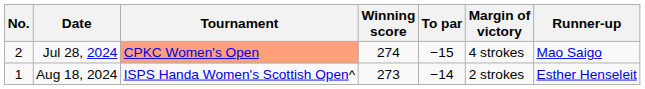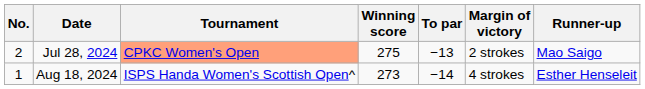(388, 52) 274 -> (388, 52) 275
(442, 52) −15 -> (442, 52) −13
(496, 52) 4 strokes -> (496, 52) 2 strokes
(496, 74) 2 strokes -> (496, 74) 4 strokes
